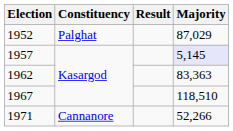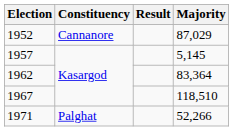(77, 34) Palghat -> (86, 34) Cannanore
(191, 55) lavender background -> (191, 55) no background
(194, 75) 83,363 -> (194, 75) 83,364
(86, 116) Cannanore -> (77, 116) Palghat
